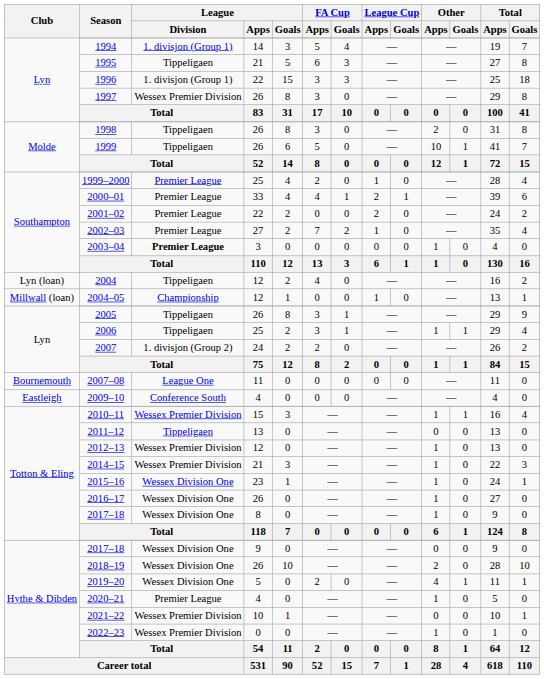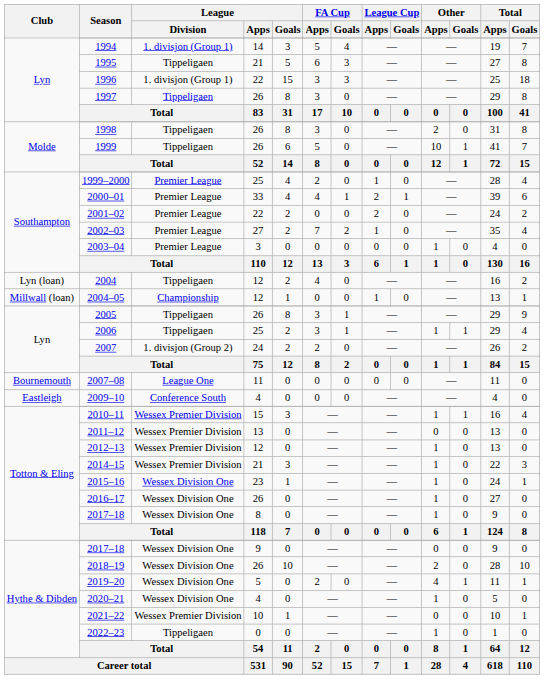(188, 96) Wessex Premier Division -> (188, 96) Tippeligaen
(188, 247) bold -> (188, 247) normal
(188, 431) Tippeligaen -> (188, 431) Wessex Premier Division
(188, 599) Premier League -> (188, 599) Wessex Division One
(188, 632) Wessex Premier Division -> (188, 632) Tippeligaen
